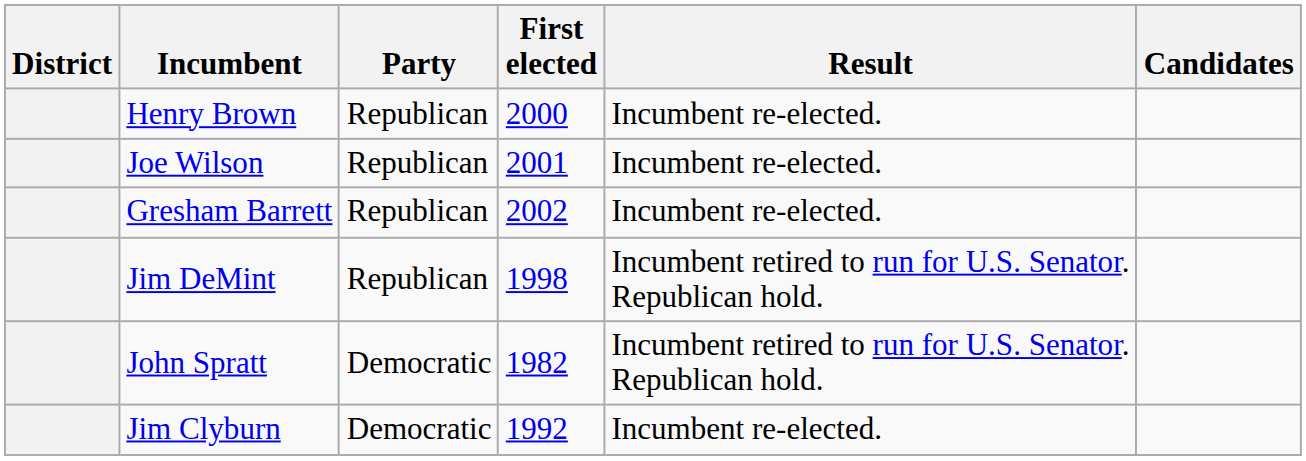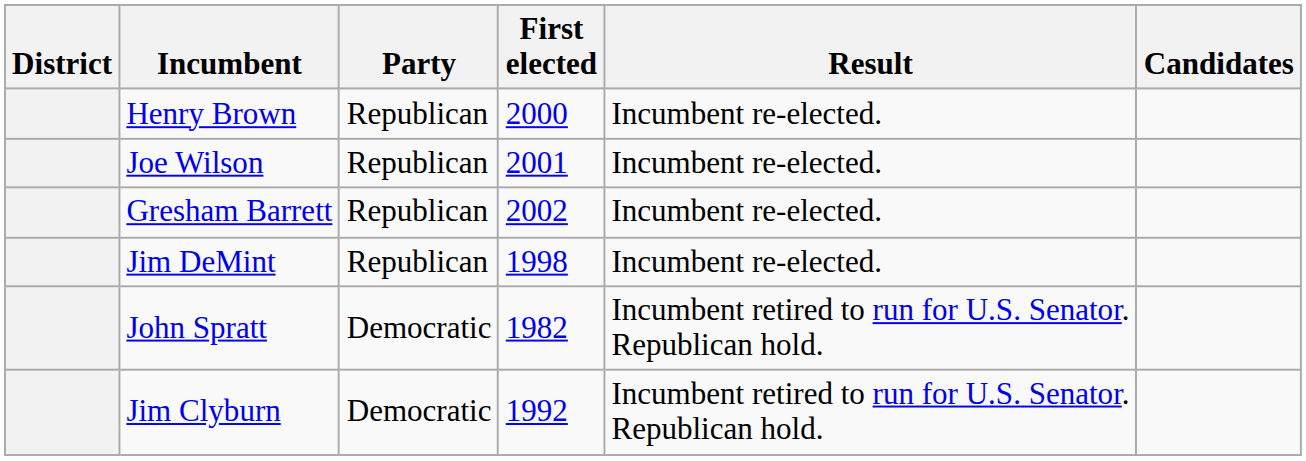(870, 278) Incumbent retired to run for U.S. Senator. Republican hold. -> (747, 260) Incumbent re-elected.
(747, 429) Incumbent re-elected. -> (870, 411) Incumbent retired to run for U.S. Senator. Republican hold.
